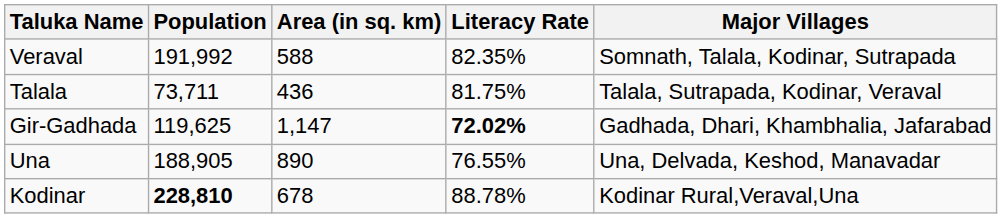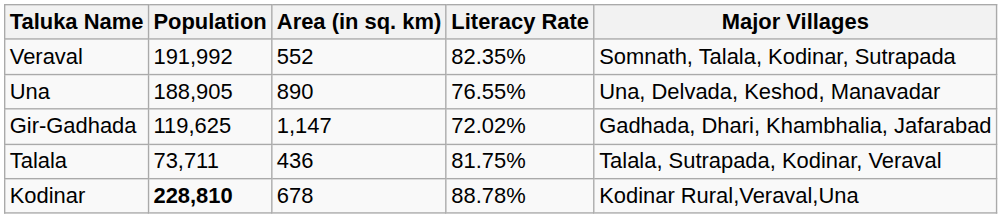(295, 56) 588 -> (295, 56) 552
rows swapped: (30, 160) <-> (38, 91)
(489, 126) bold -> (489, 126) normal
